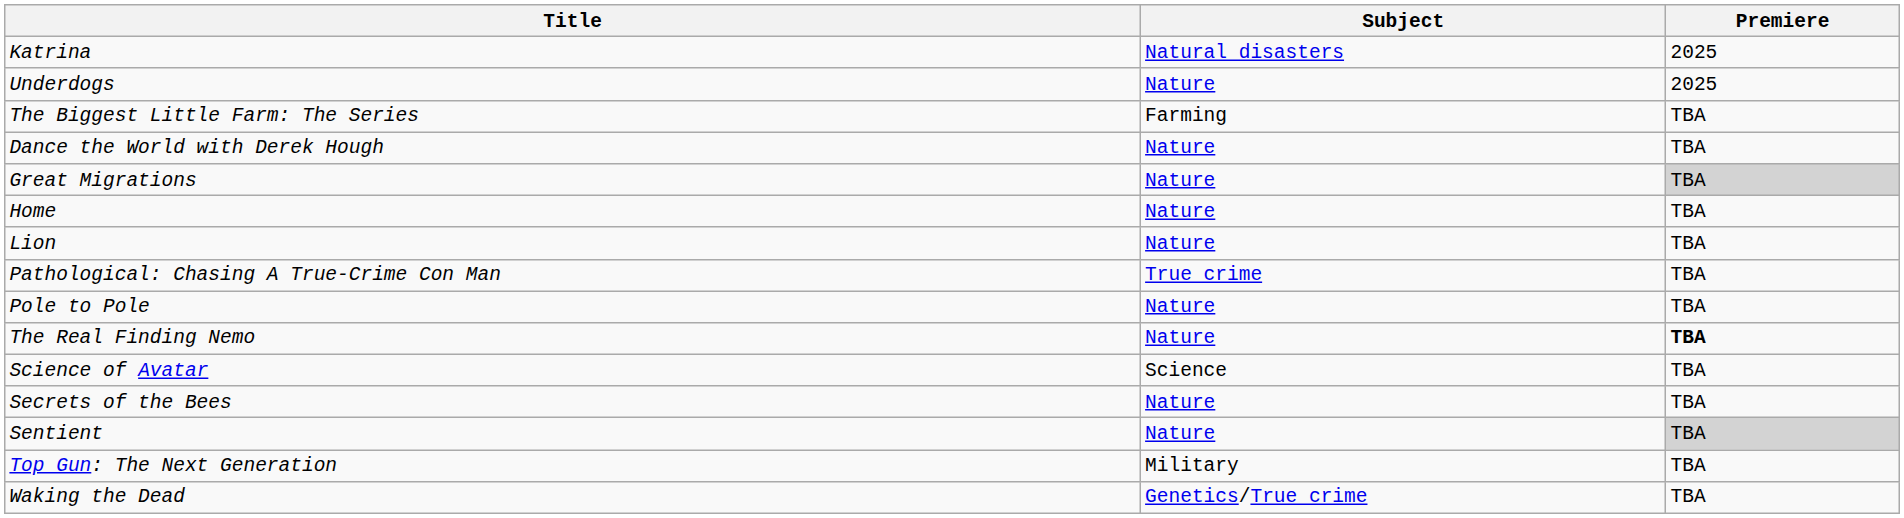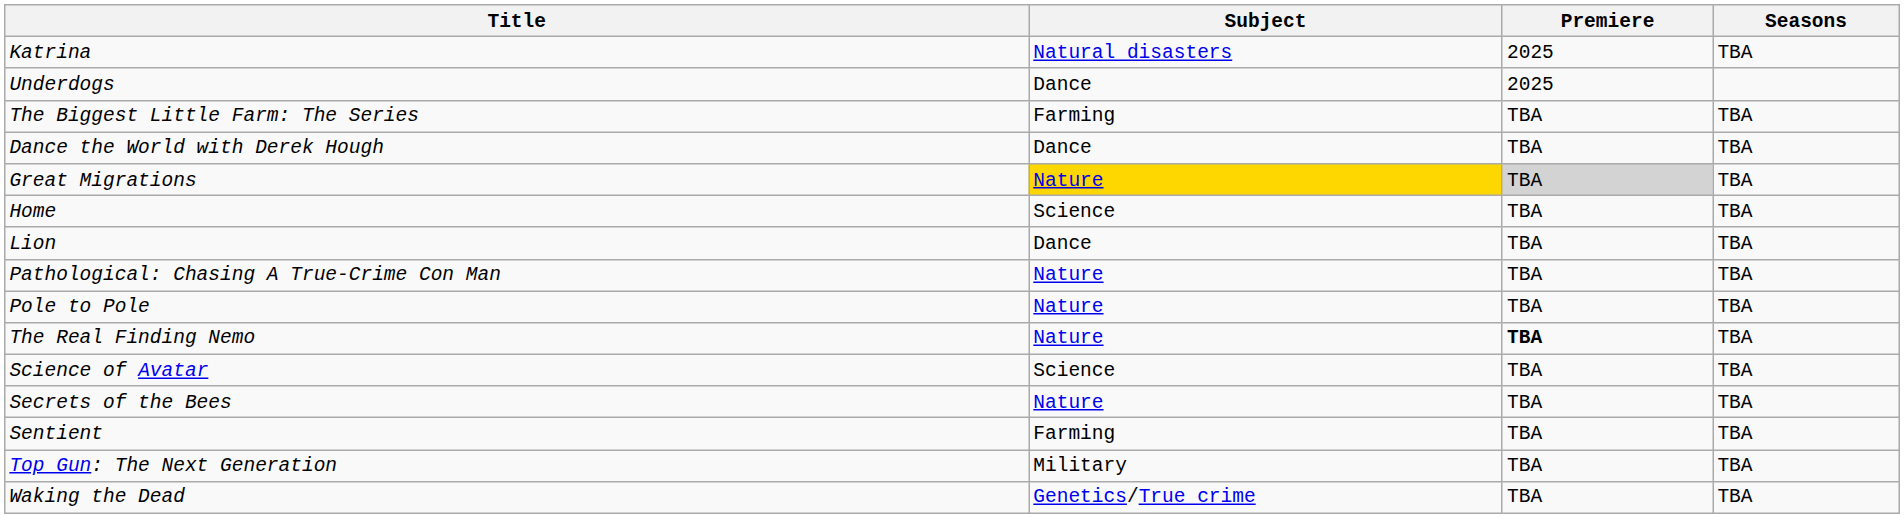+ column: (1806, 21)
(1180, 84) Nature -> (1063, 84) Dance
(1180, 148) Nature -> (1063, 148) Dance
(1180, 180) no background -> (1068, 180) gold background
(1180, 211) Nature -> (1074, 211) Science
(1180, 243) Nature -> (1063, 243) Dance
(1204, 275) True crime -> (1068, 275) Nature
(1180, 434) Nature -> (1074, 434) Farming
(1688, 434) lightgrey background -> (1525, 434) no background
